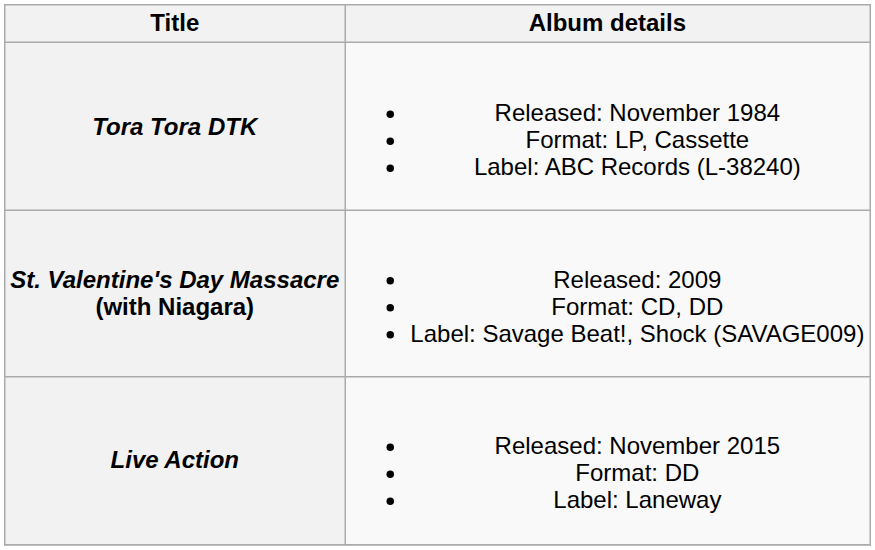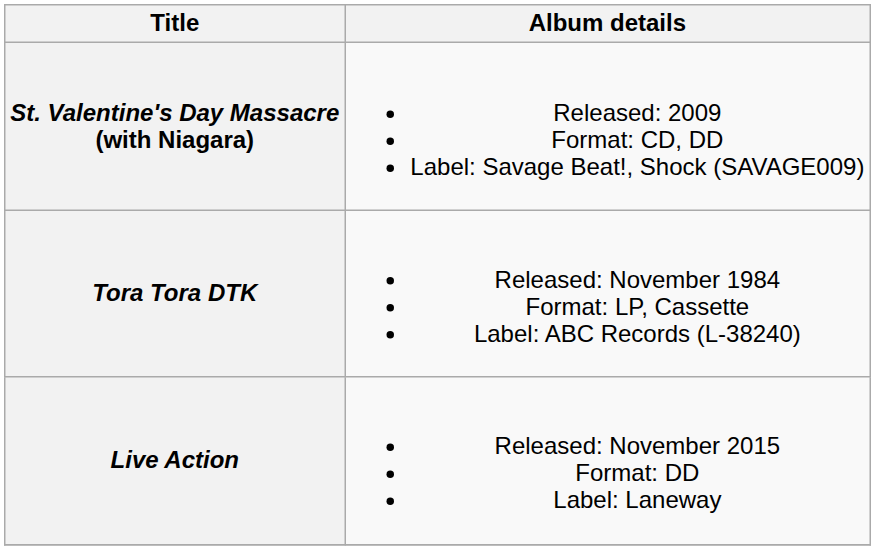rows swapped: (175, 126) <-> (175, 293)
